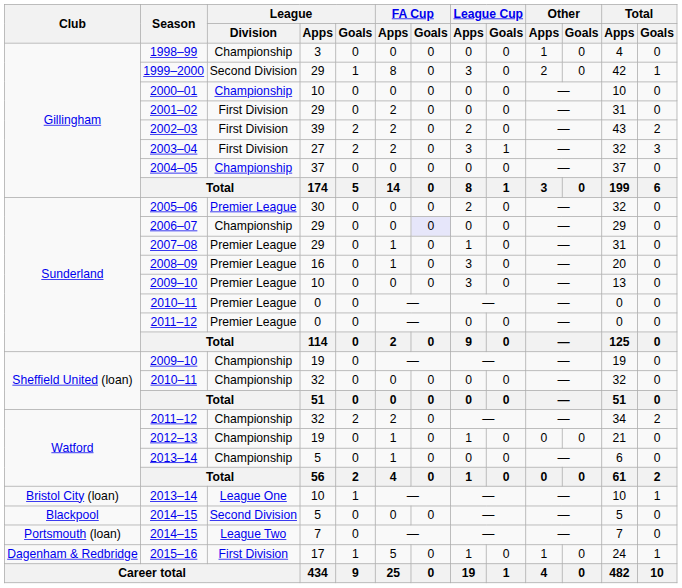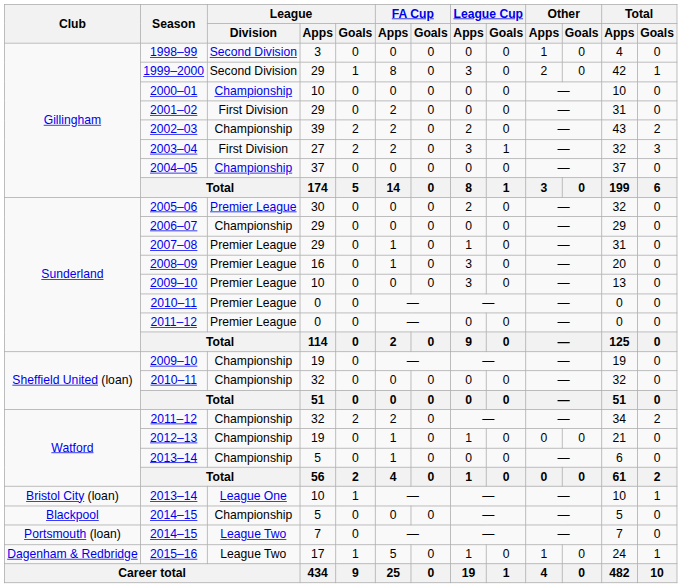(253, 52) Championship -> (253, 52) Second Division
(253, 129) First Division -> (253, 129) Championship
(431, 226) lavender background -> (431, 226) no background
(253, 515) Second Division -> (253, 515) Championship
(253, 554) First Division -> (253, 554) League Two
